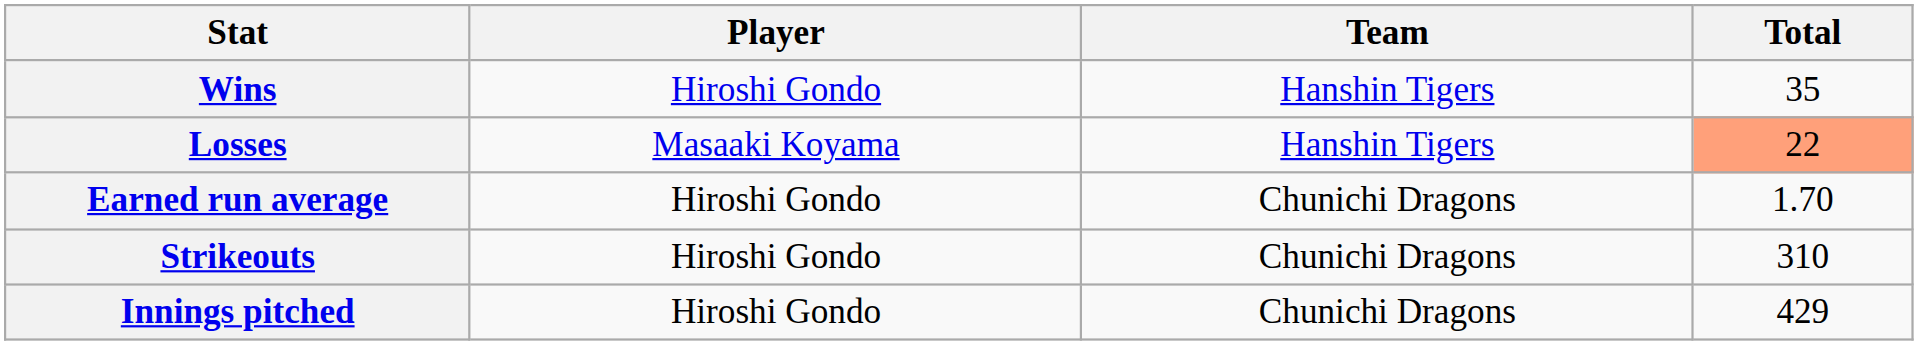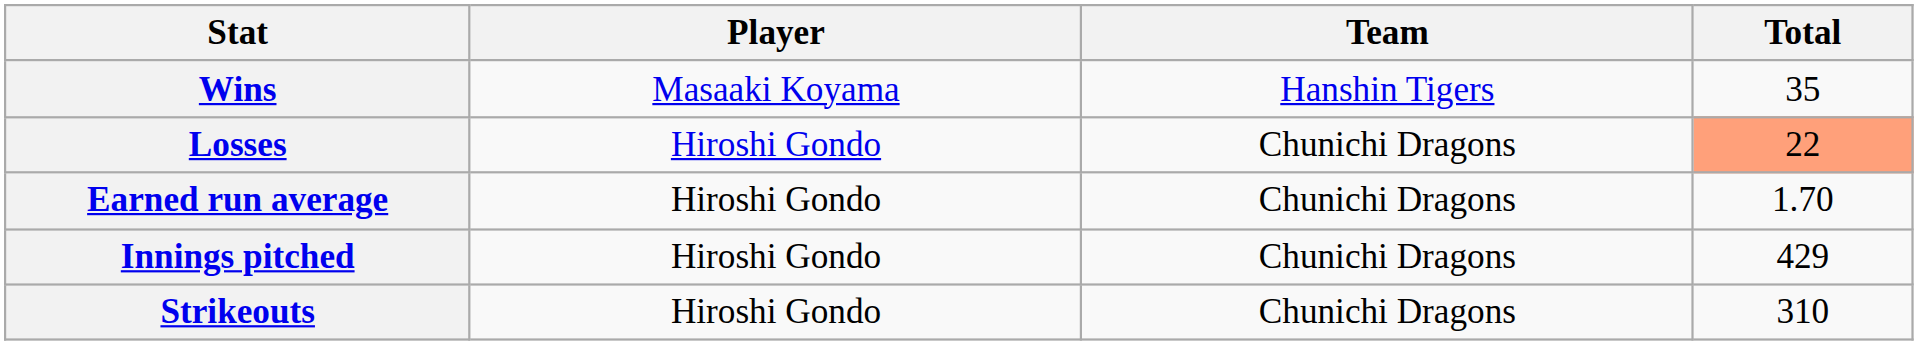(776, 88) Hiroshi Gondo -> (776, 88) Masaaki Koyama
(776, 144) Masaaki Koyama -> (776, 144) Hiroshi Gondo
(1387, 144) Hanshin Tigers -> (1387, 144) Chunichi Dragons
rows swapped: (238, 255) <-> (238, 311)
